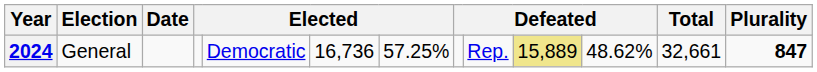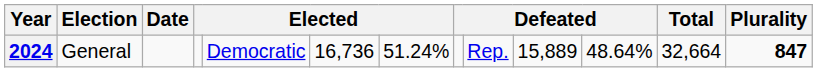(416, 50) 57.25% -> (416, 50) 51.24%
(547, 50) khaki background -> (547, 50) no background
(619, 50) 48.62% -> (619, 50) 48.64%
(691, 50) 32,661 -> (691, 50) 32,664
